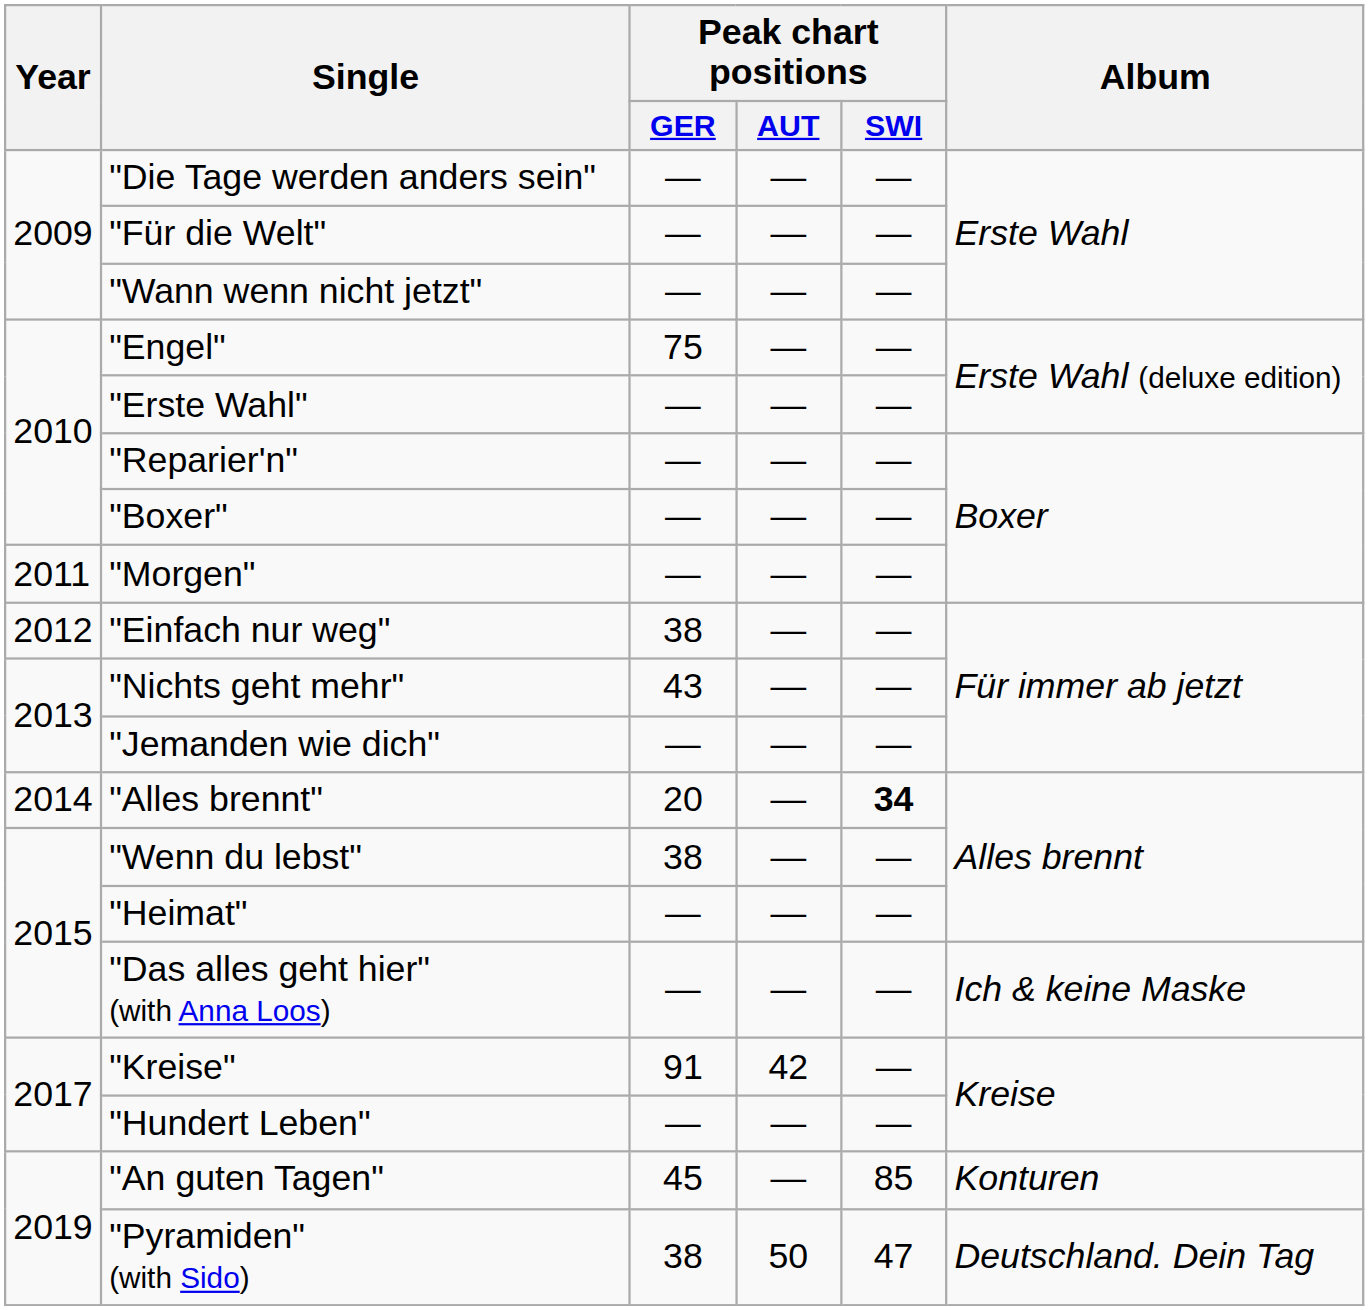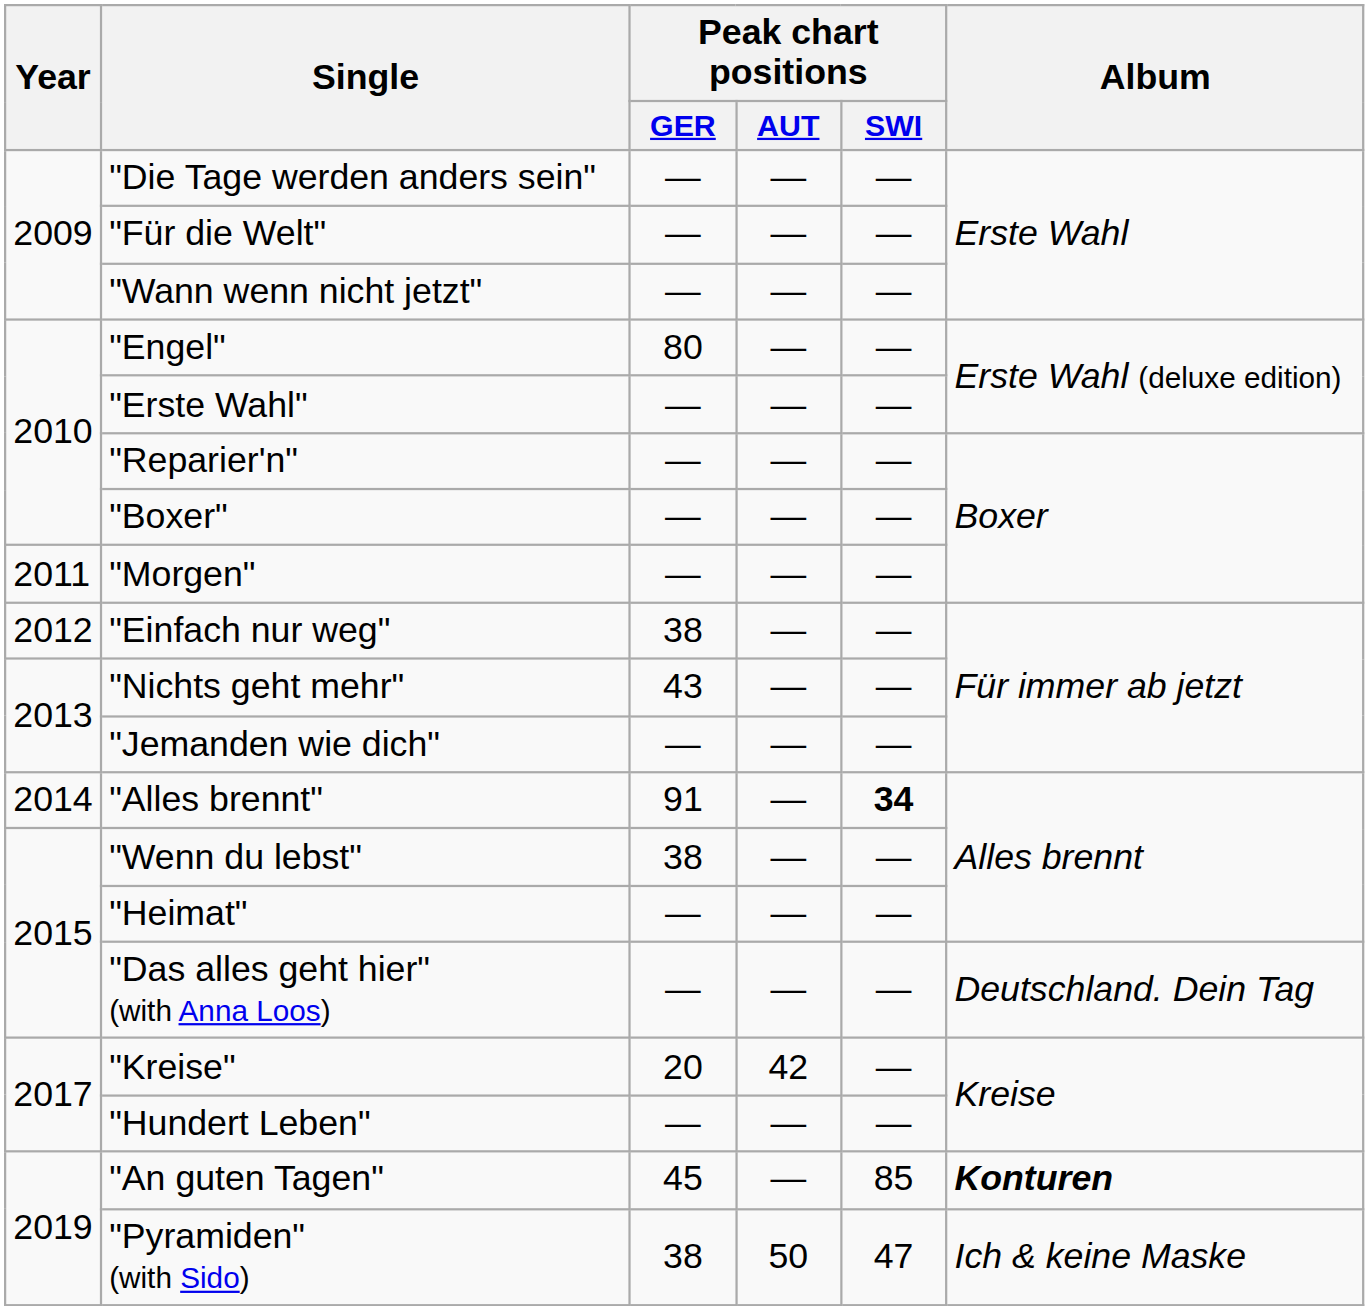(683, 347) 75 -> (683, 347) 80
(683, 799) 20 -> (683, 799) 91
(1100, 989) Ich & keine Maske -> (1134, 989) Deutschland. Dein Tag
(683, 1066) 91 -> (683, 1066) 20
(1027, 1179) normal -> (1034, 1179) bold
(1134, 1256) Deutschland. Dein Tag -> (1100, 1256) Ich & keine Maske
